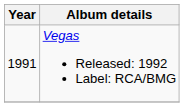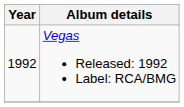(22, 63) 1991 -> (22, 63) 1992
